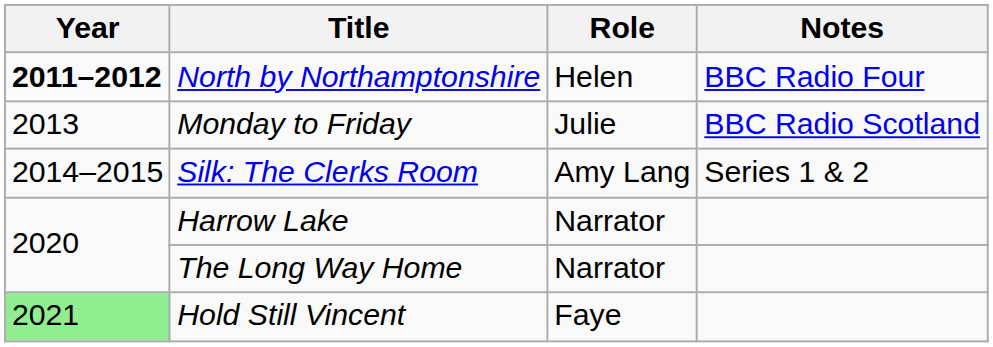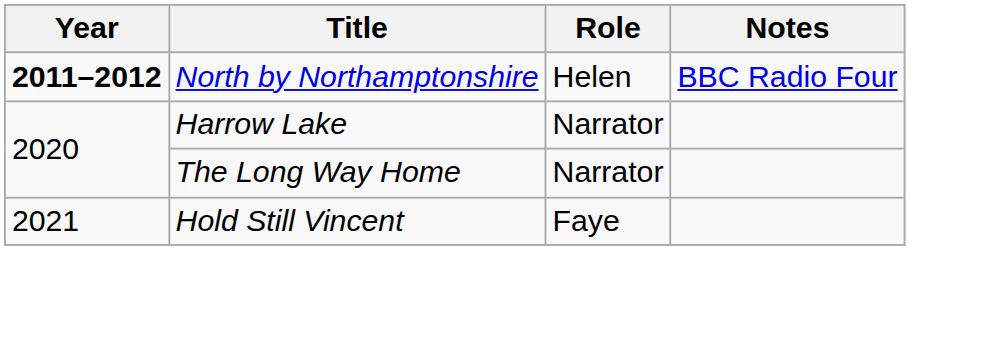- row: (294, 124)
- row: (328, 172)
(46, 316) lightgreen background -> (46, 220) no background
